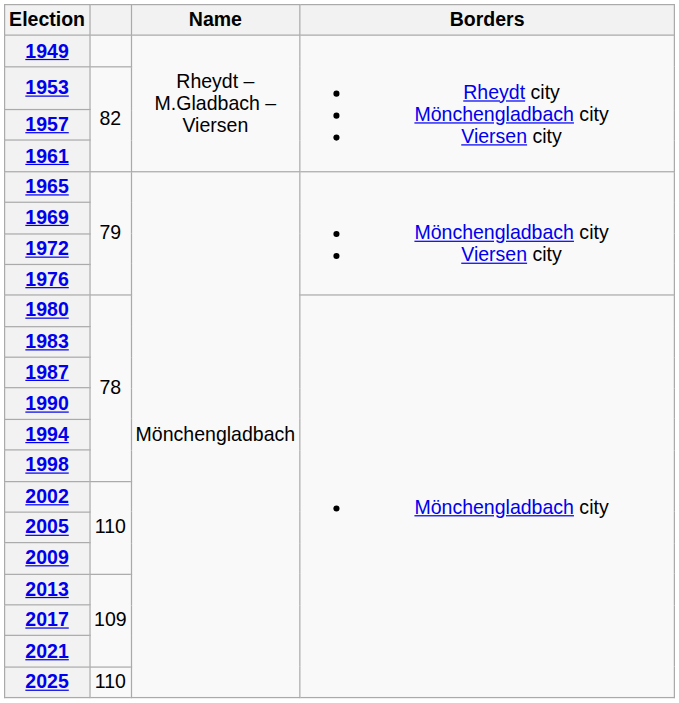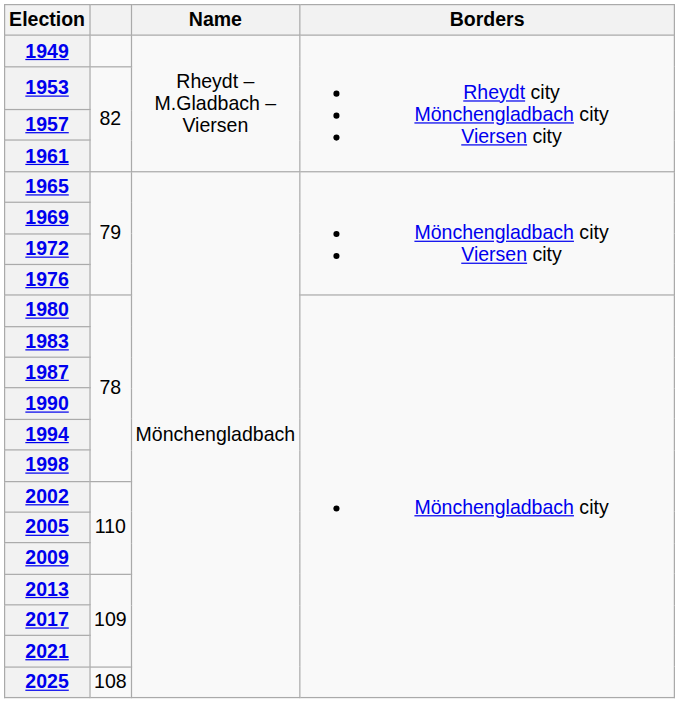(110, 682) 110 -> (110, 682) 108
